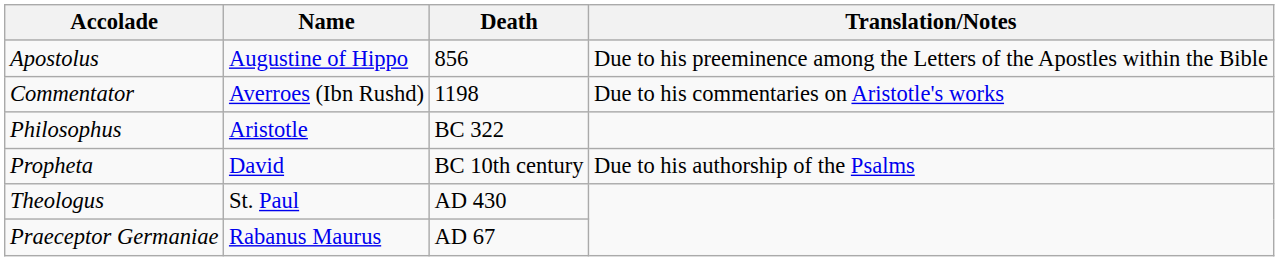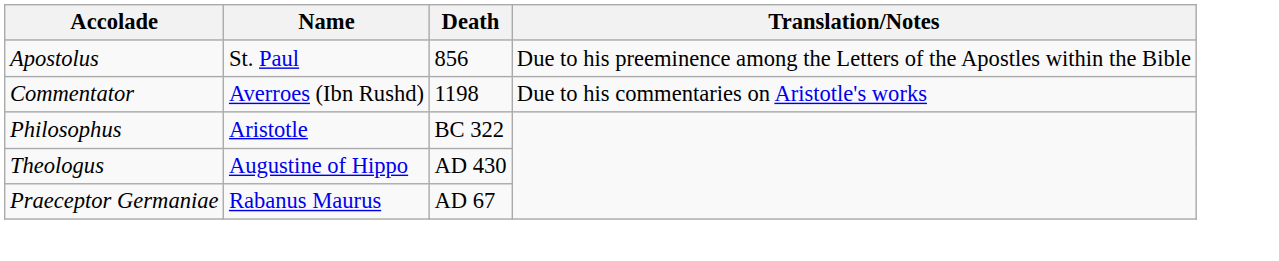(319, 58) Augustine of Hippo -> (264, 58) St. Paul
- row: (51, 165)
(264, 201) St. Paul -> (319, 165) Augustine of Hippo
